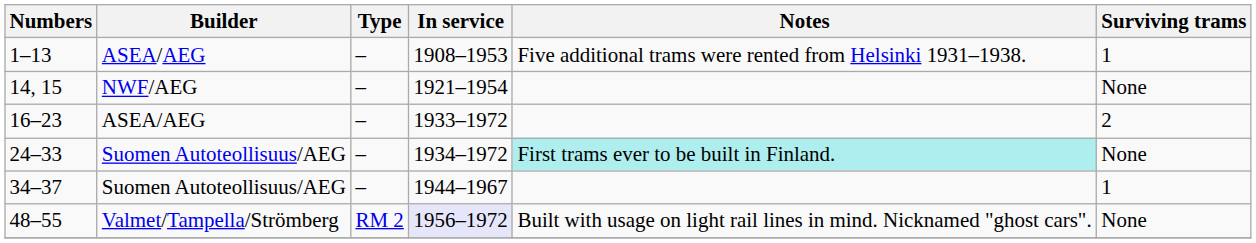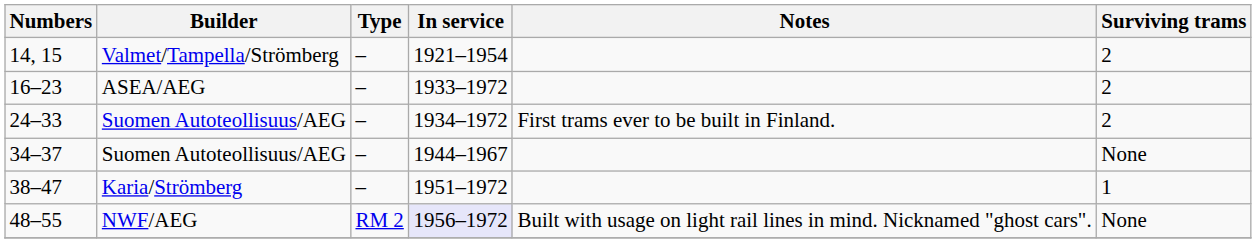- row: (30, 54)
(150, 87) NWF/AEG -> (220, 54) Valmet/Tampella/Strömberg
(1124, 87) None -> (1107, 54) 2
(676, 154) paleturquoise background -> (676, 120) no background
(1124, 154) None -> (1107, 120) 2
(1107, 187) 1 -> (1124, 154) None
+ row: (36, 187)
(220, 220) Valmet/Tampella/Strömberg -> (150, 220) NWF/AEG
